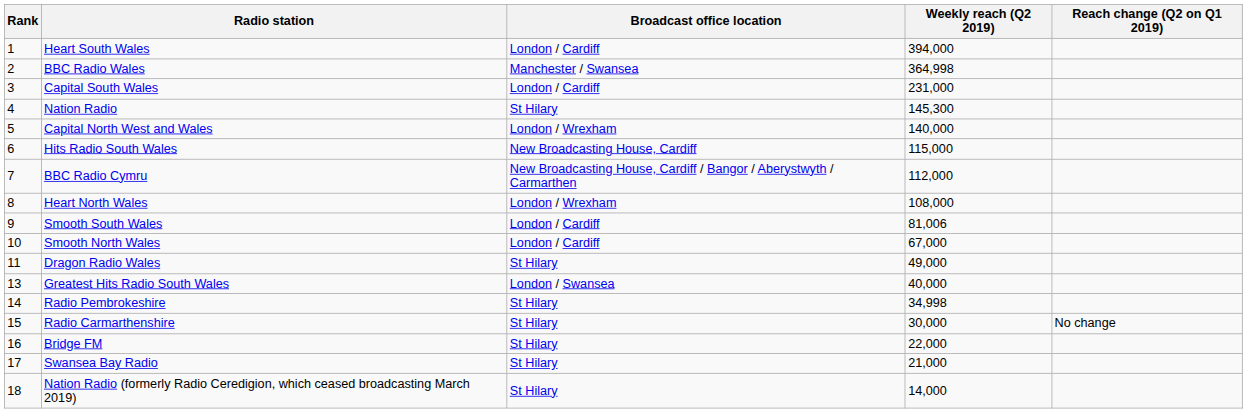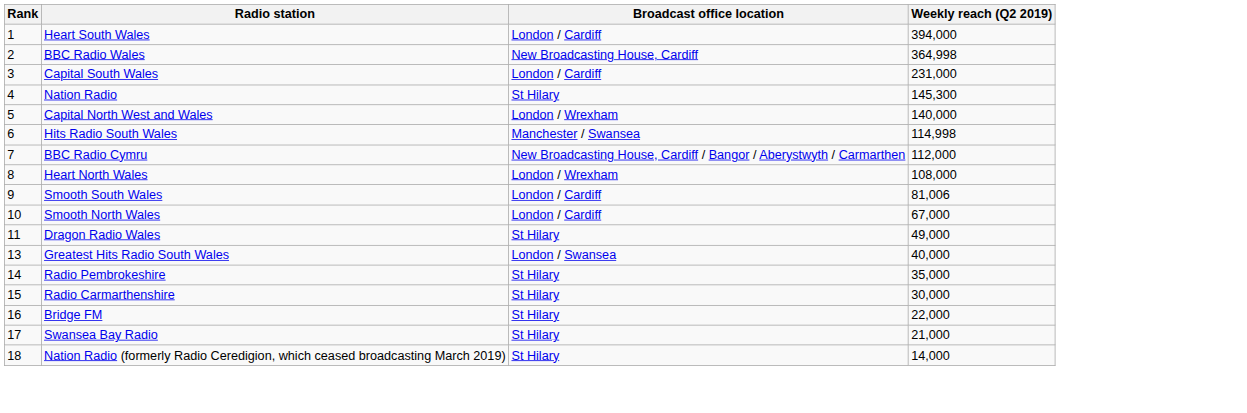- column: (1147, 21)
(574, 68) Manchester / Swansea -> (605, 54) New Broadcasting House, Cardiff
(603, 149) New Broadcasting House, Cardiff -> (576, 134) Manchester / Swansea
(931, 149) 115,000 -> (934, 134) 114,998
(927, 303) 34,998 -> (931, 275) 35,000
